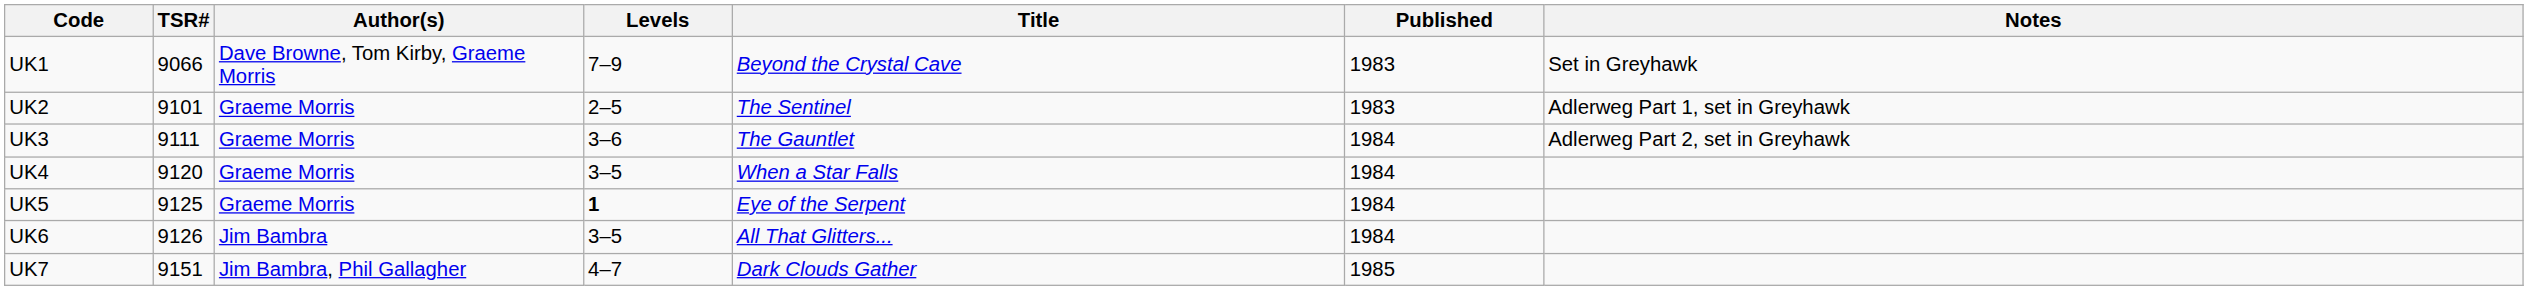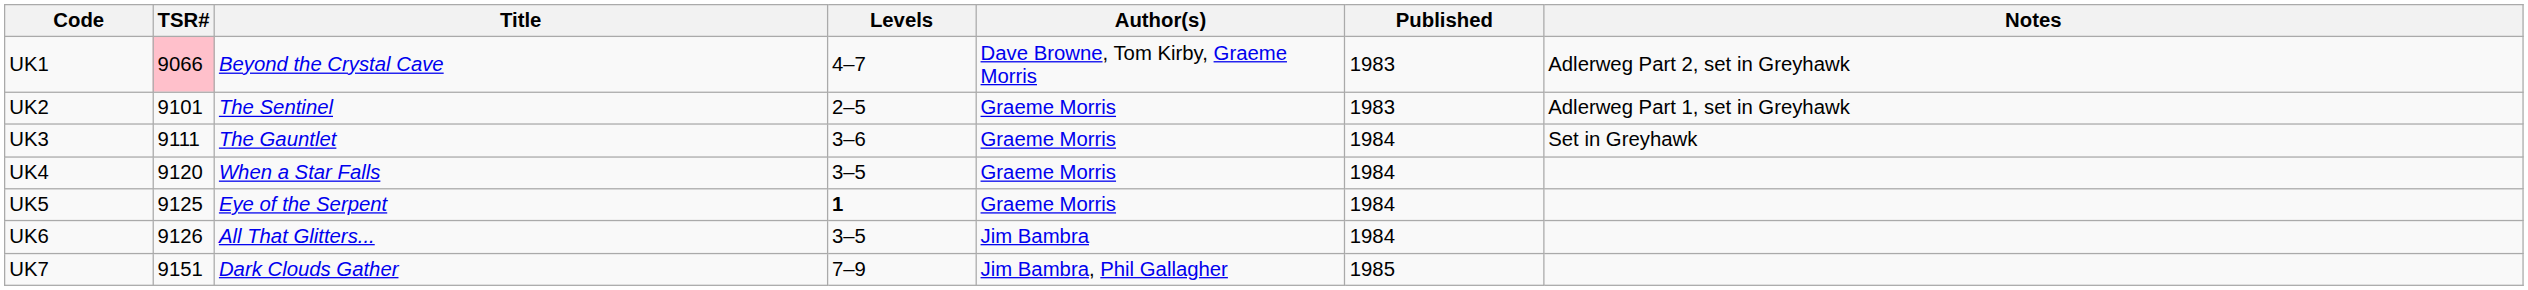columns swapped: (1039, 20) <-> (399, 20)
(180, 64) no background -> (180, 64) pink background
(605, 64) 7–9 -> (849, 64) 4–7
(1623, 64) Set in Greyhawk -> (1699, 64) Adlerweg Part 2, set in Greyhawk
(1699, 140) Adlerweg Part 2, set in Greyhawk -> (1623, 140) Set in Greyhawk
(605, 269) 4–7 -> (849, 269) 7–9
